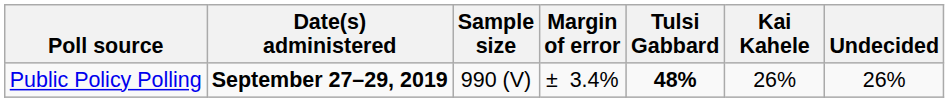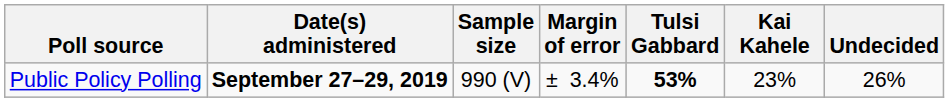(675, 80) 48% -> (675, 80) 53%
(775, 80) 26% -> (775, 80) 23%
